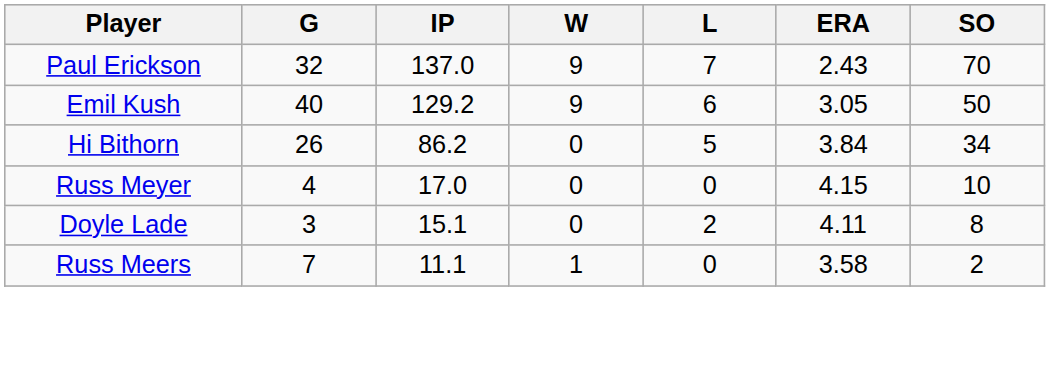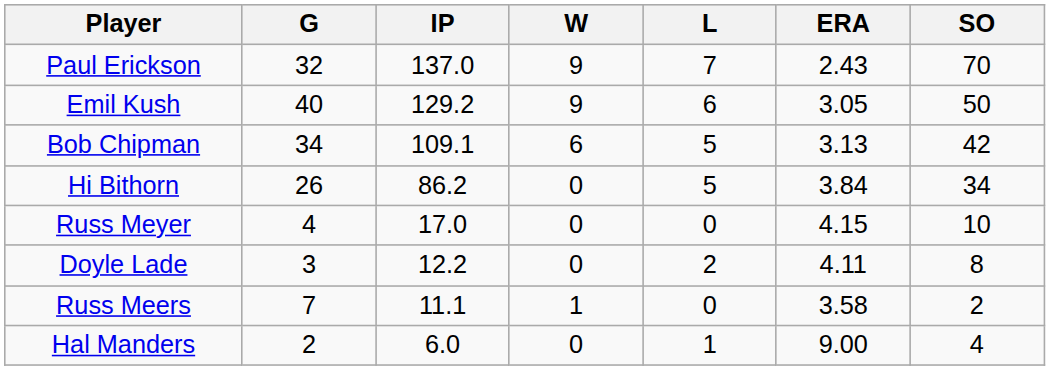+ row: (123, 144)
(443, 225) 15.1 -> (443, 265) 12.2
+ row: (123, 345)
